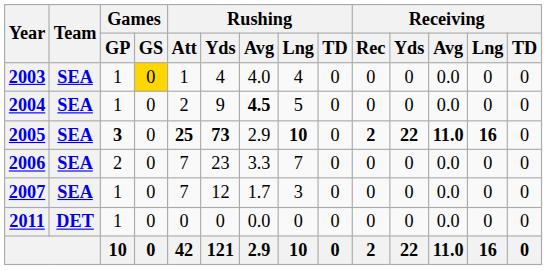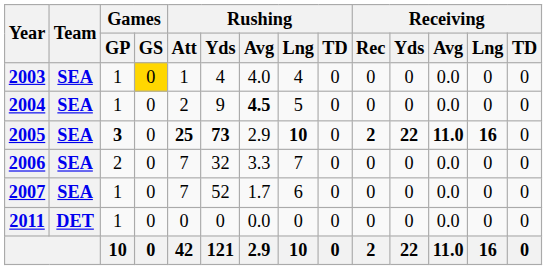(220, 163) 23 -> (220, 163) 32
(220, 192) 12 -> (220, 192) 52
(298, 192) 3 -> (298, 192) 6
